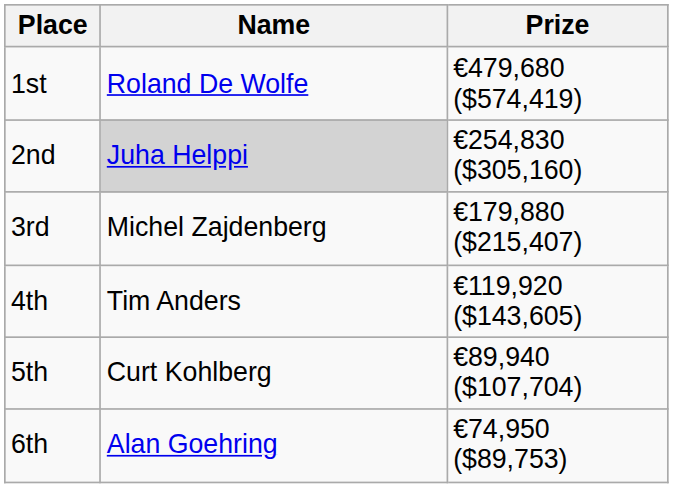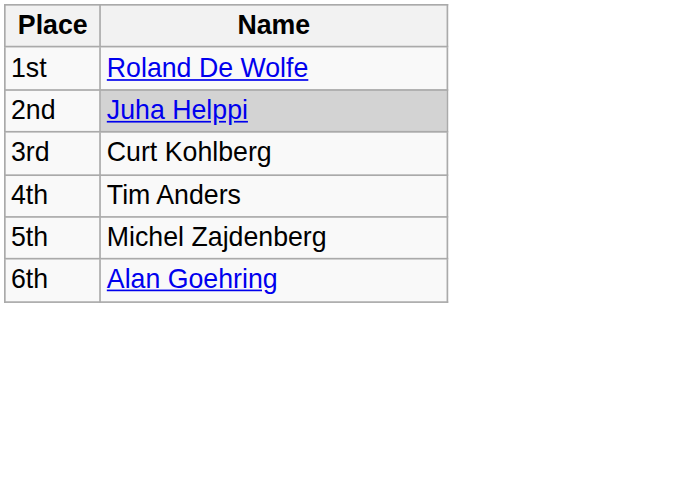- column: (558, 25)
(217, 227) Michel Zajdenberg -> (189, 152) Curt Kohlberg
(189, 372) Curt Kohlberg -> (217, 237) Michel Zajdenberg
